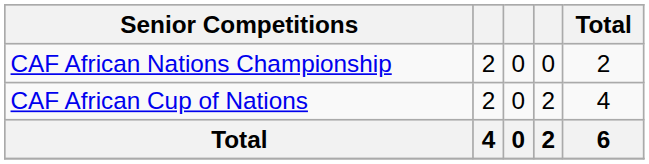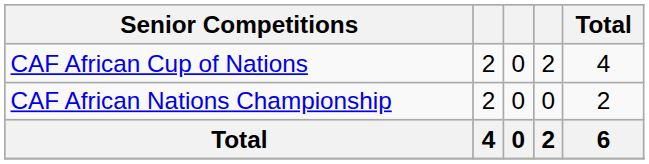rows swapped: (159, 101) <-> (201, 63)
